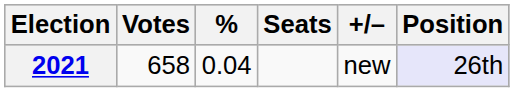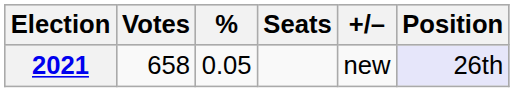(227, 65) 0.04 -> (227, 65) 0.05
